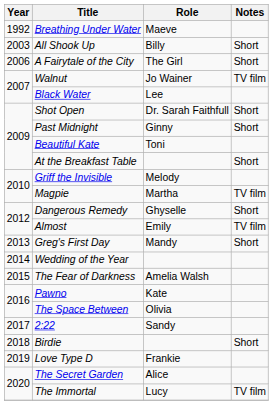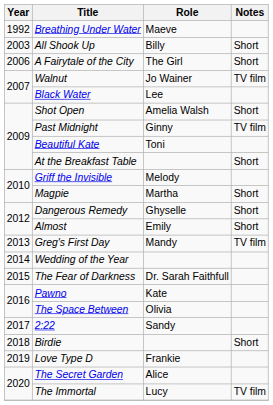(187, 111) Dr. Sarah Faithfull -> (177, 111) Amelia Walsh
(246, 128) Short -> (250, 128) TV film
(250, 194) TV film -> (246, 194) Short
(250, 227) TV film -> (246, 227) Short
(246, 243) Short -> (250, 243) TV film
(177, 276) Amelia Walsh -> (187, 276) Dr. Sarah Faithfull
